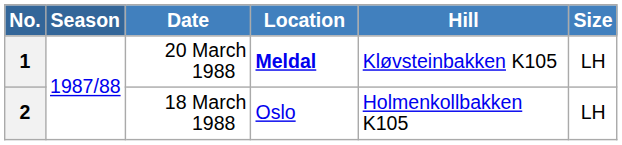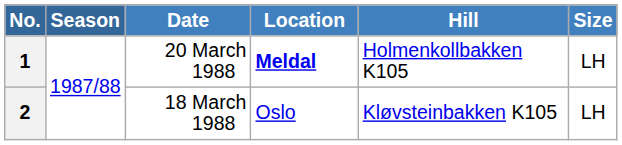(460, 61) Kløvsteinbakken K105 -> (442, 61) Holmenkollbakken K105
(442, 113) Holmenkollbakken K105 -> (460, 113) Kløvsteinbakken K105
